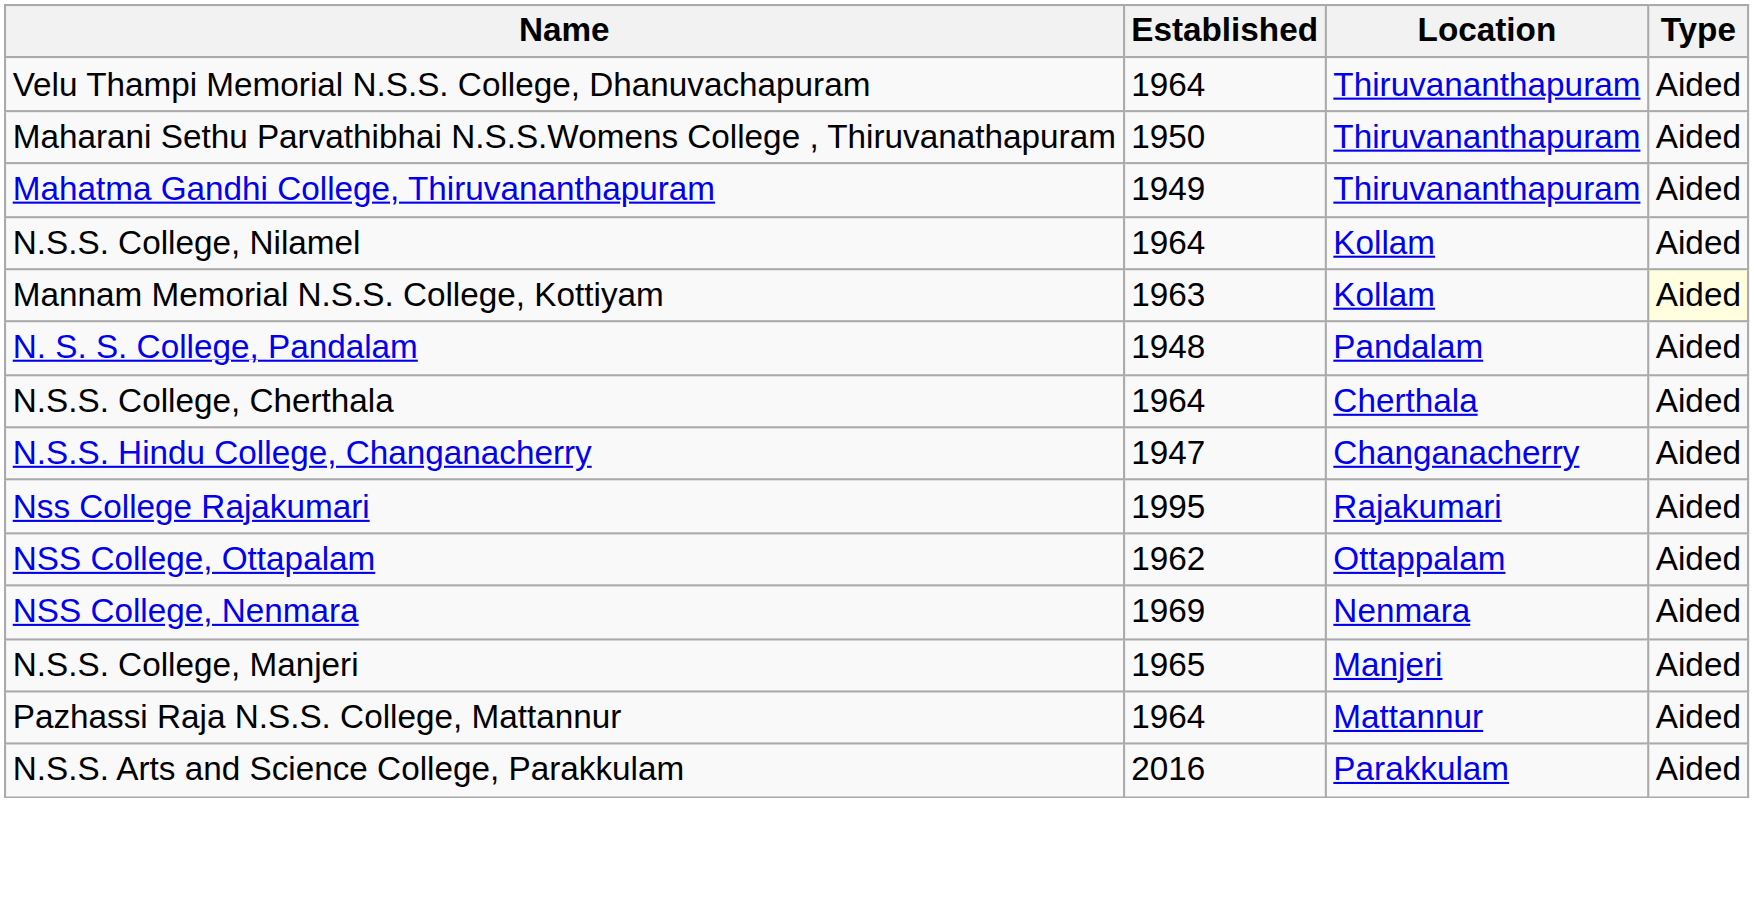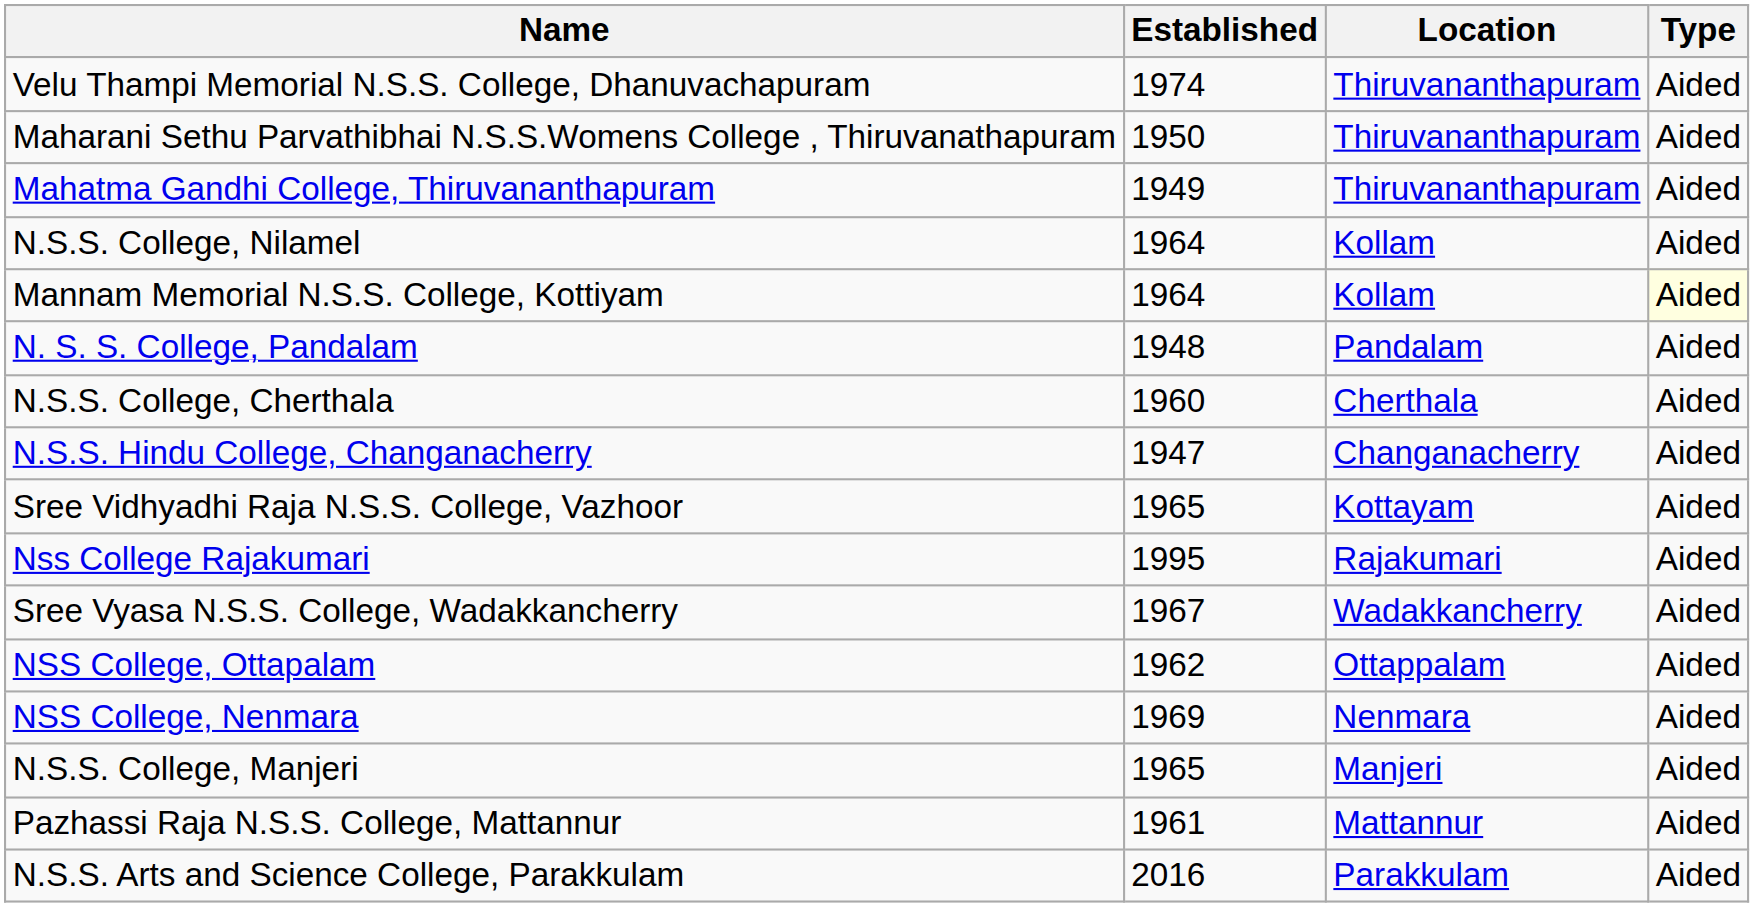(1168, 83) 1964 -> (1168, 83) 1974
(1168, 294) 1963 -> (1168, 294) 1964
(1168, 400) 1964 -> (1168, 400) 1960
+ row: (348, 505)
+ row: (345, 611)
(1168, 717) 1964 -> (1168, 822) 1961
